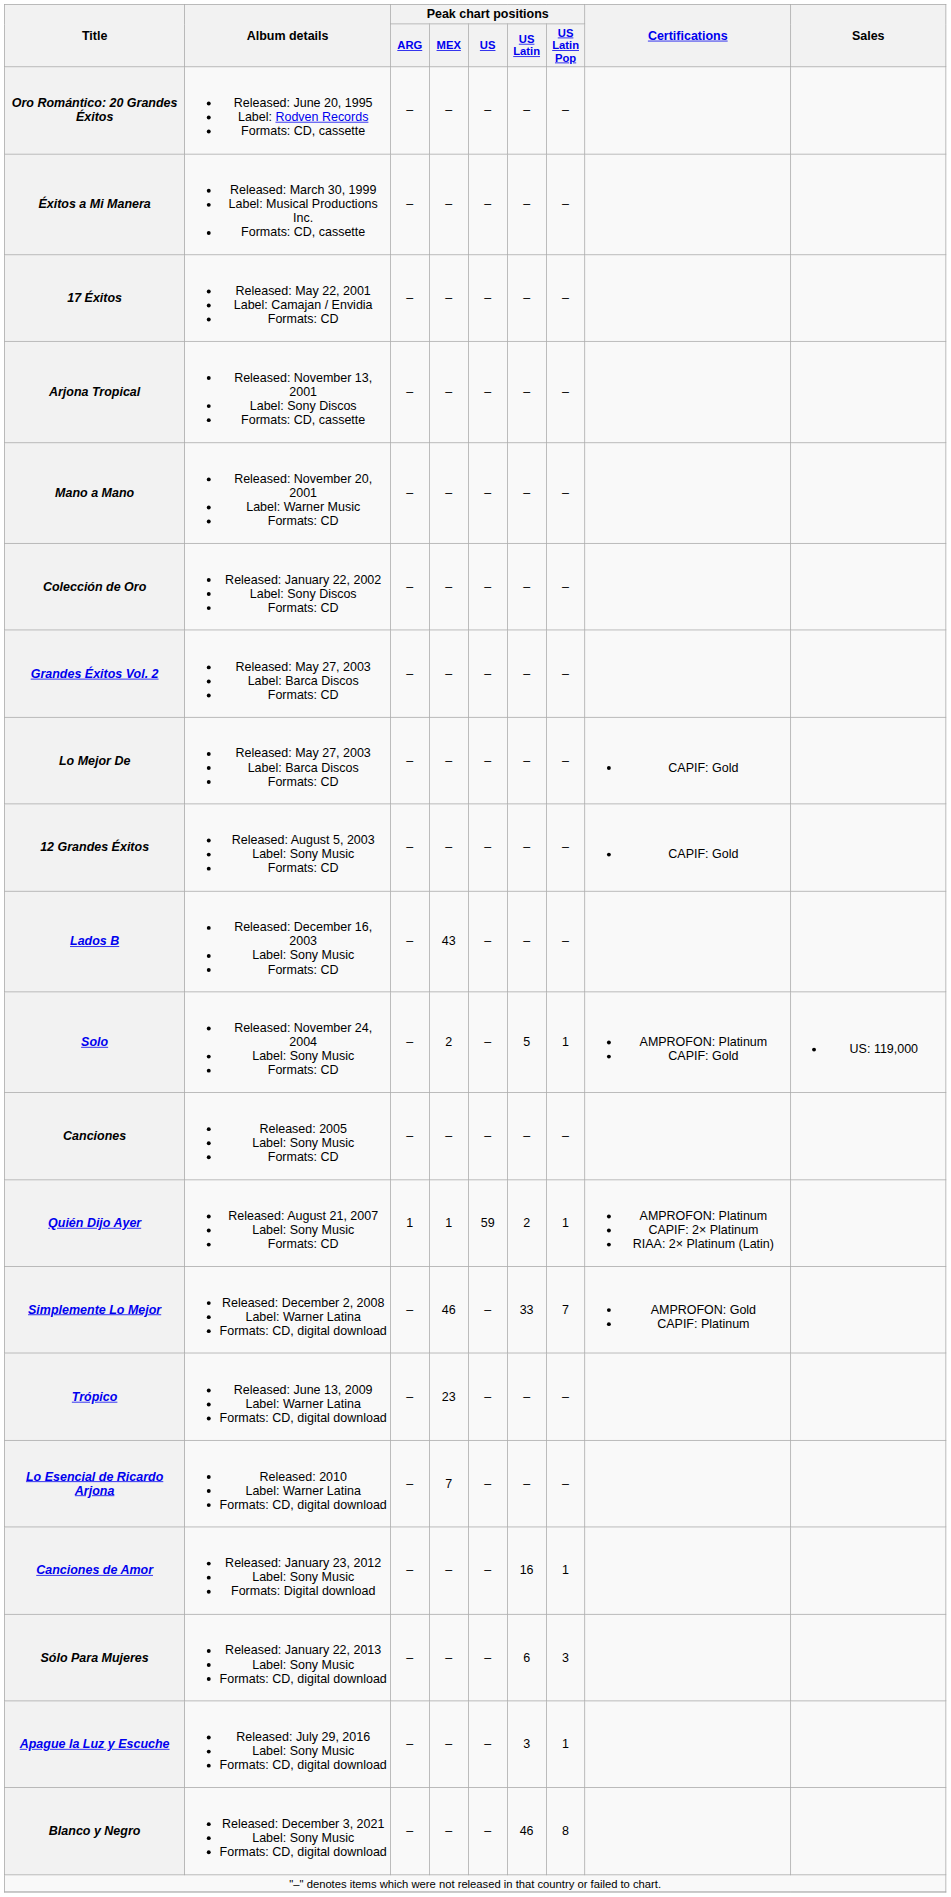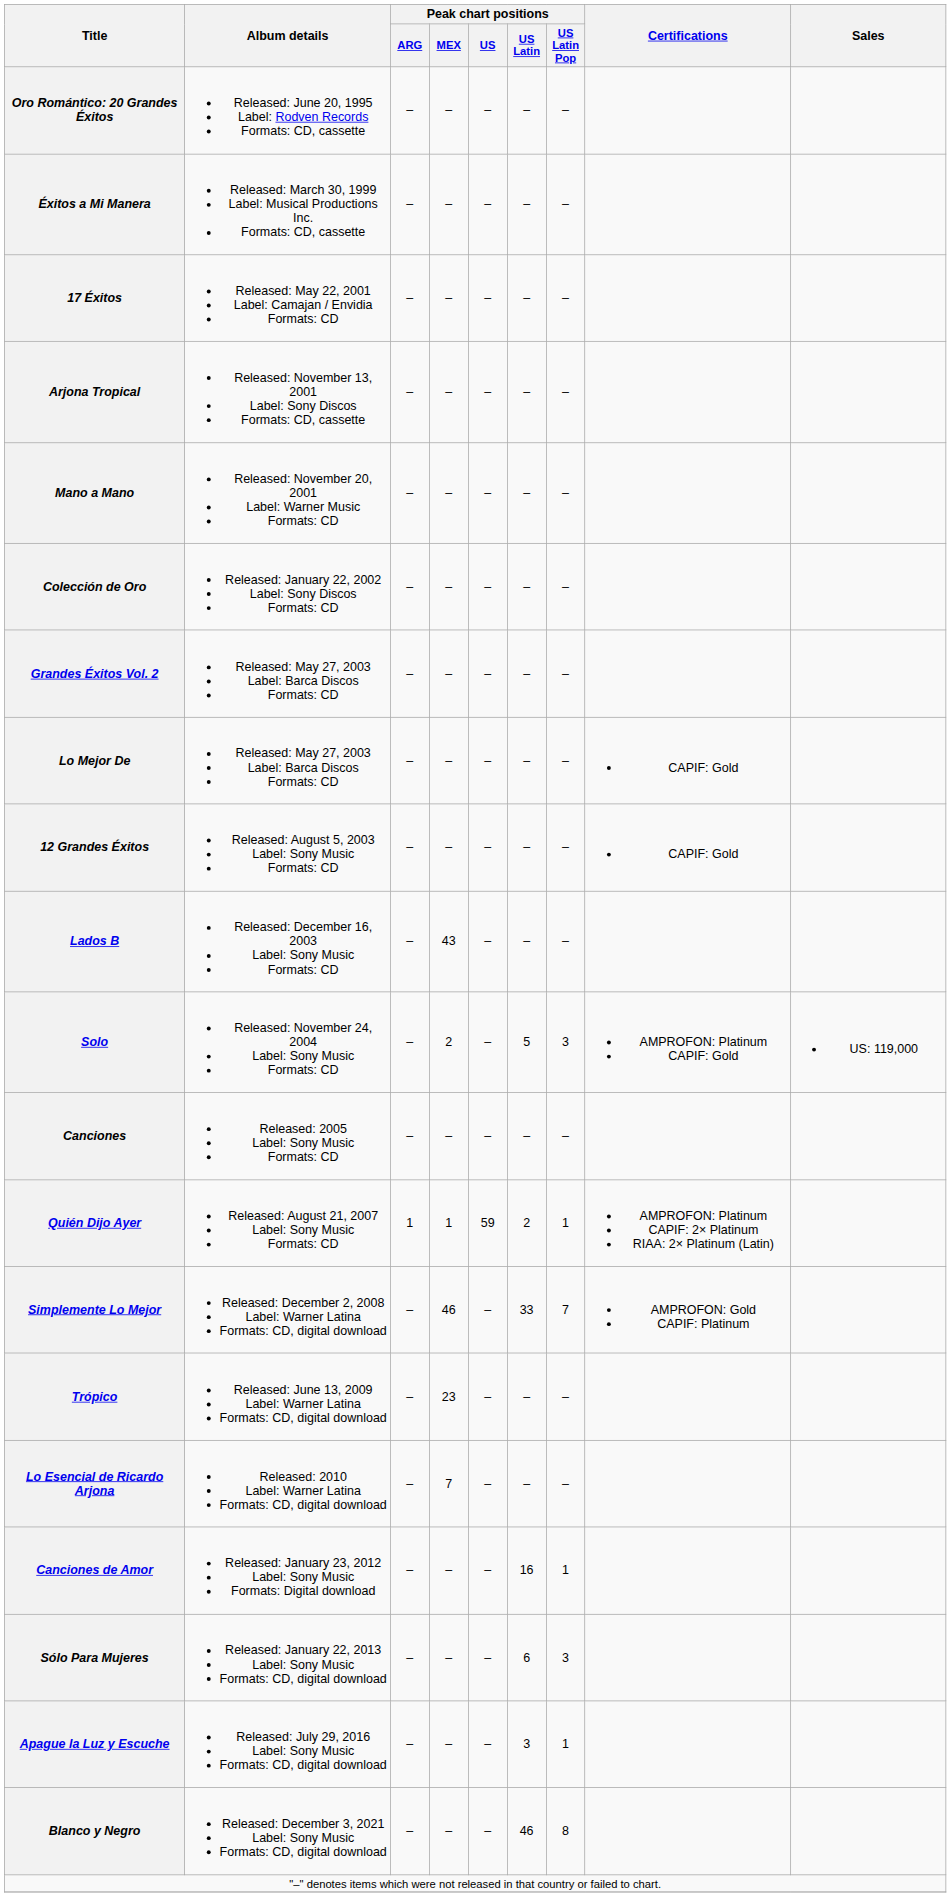(566, 1042) 1 -> (566, 1042) 3
